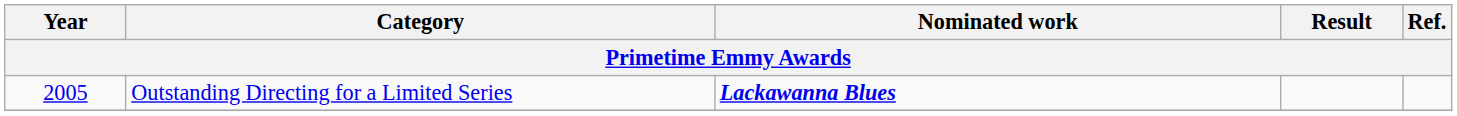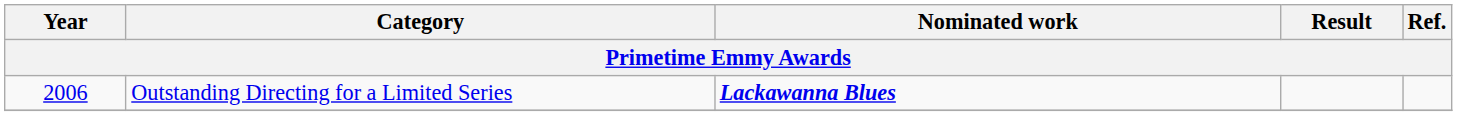(65, 92) 2005 -> (65, 92) 2006
